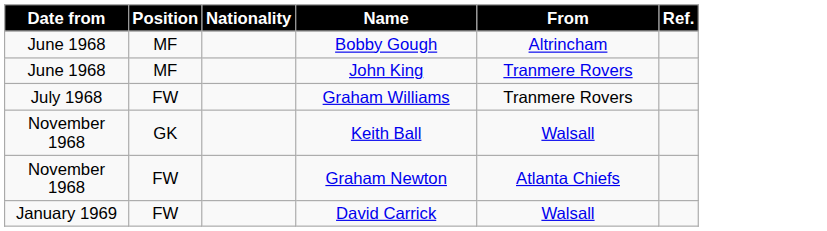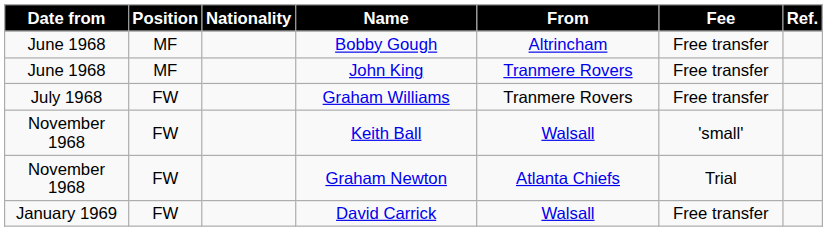+ column: (721, 18)
(165, 133) GK -> (165, 133) FW
